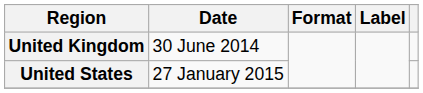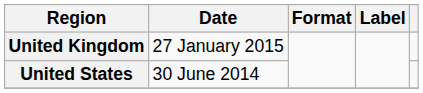(206, 46) 30 June 2014 -> (218, 46) 27 January 2015
(218, 74) 27 January 2015 -> (206, 74) 30 June 2014
